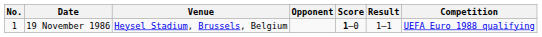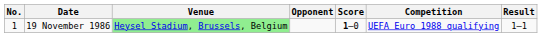columns swapped: (384, 11) <-> (469, 11)
(201, 26) no background -> (201, 26) lightgreen background
